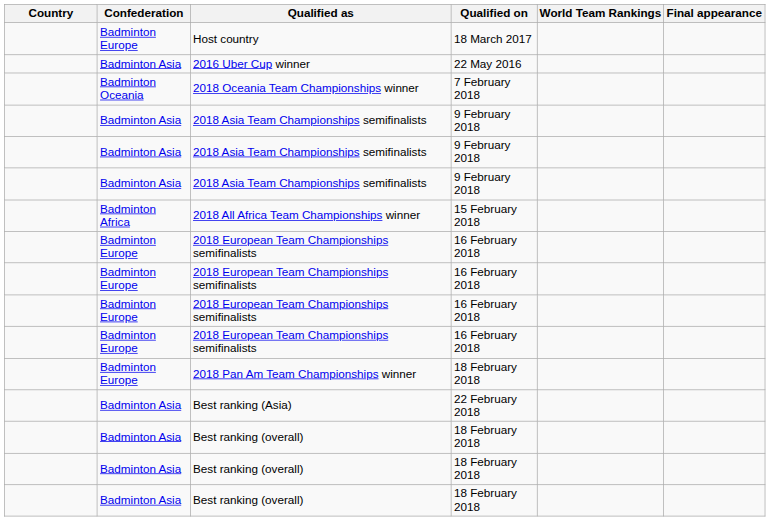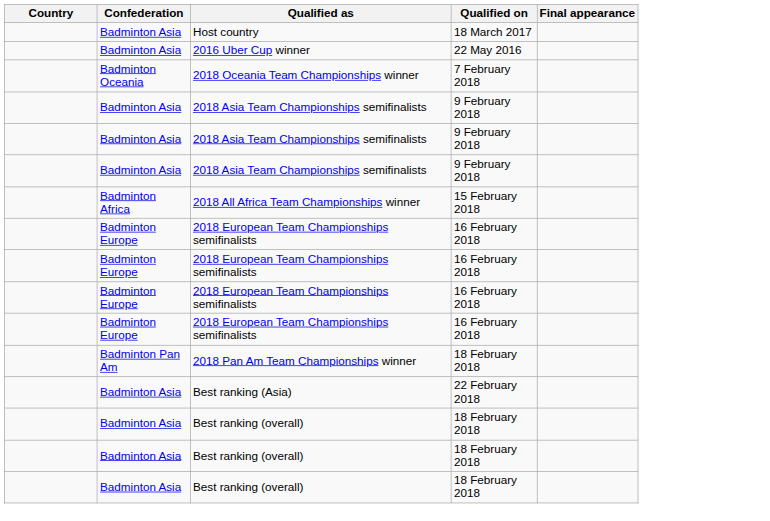- column: (600, 13)
(128, 38) Badminton Europe -> (141, 32) Badminton Asia
(128, 374) Badminton Europe -> (140, 360) Badminton Pan Am
